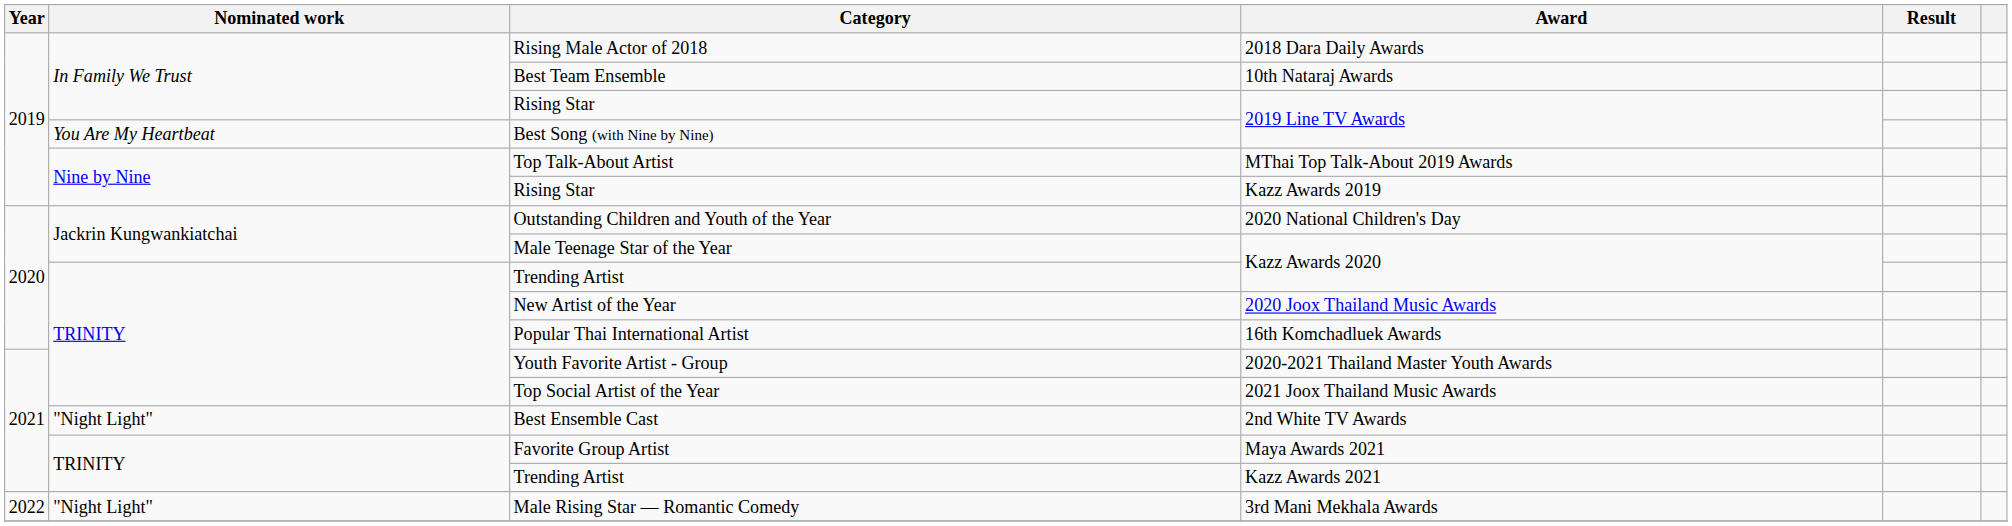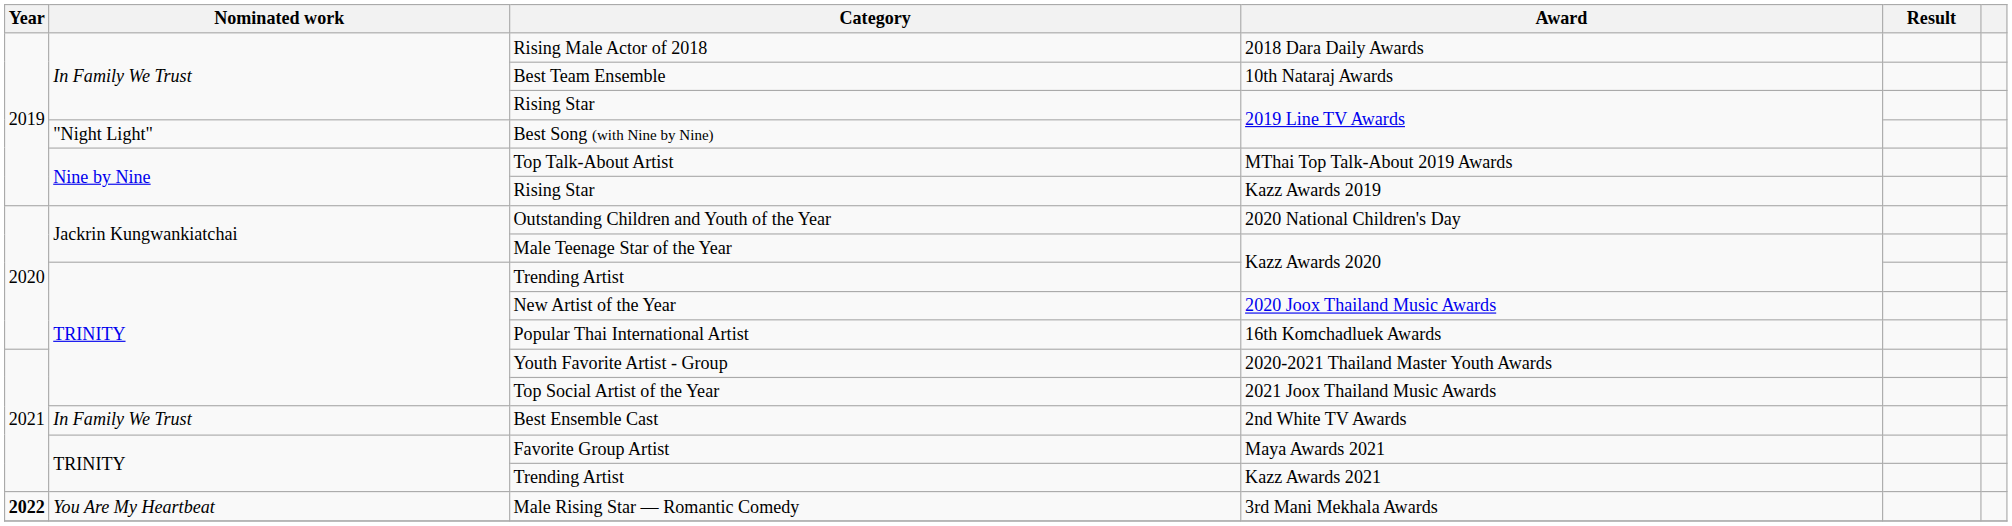(134, 133) You Are My Heartbeat -> (103, 133) "Night Light"
(103, 420) "Night Light" -> (122, 420) In Family We Trust
(27, 506) normal -> (27, 506) bold
(103, 506) "Night Light" -> (134, 506) You Are My Heartbeat
